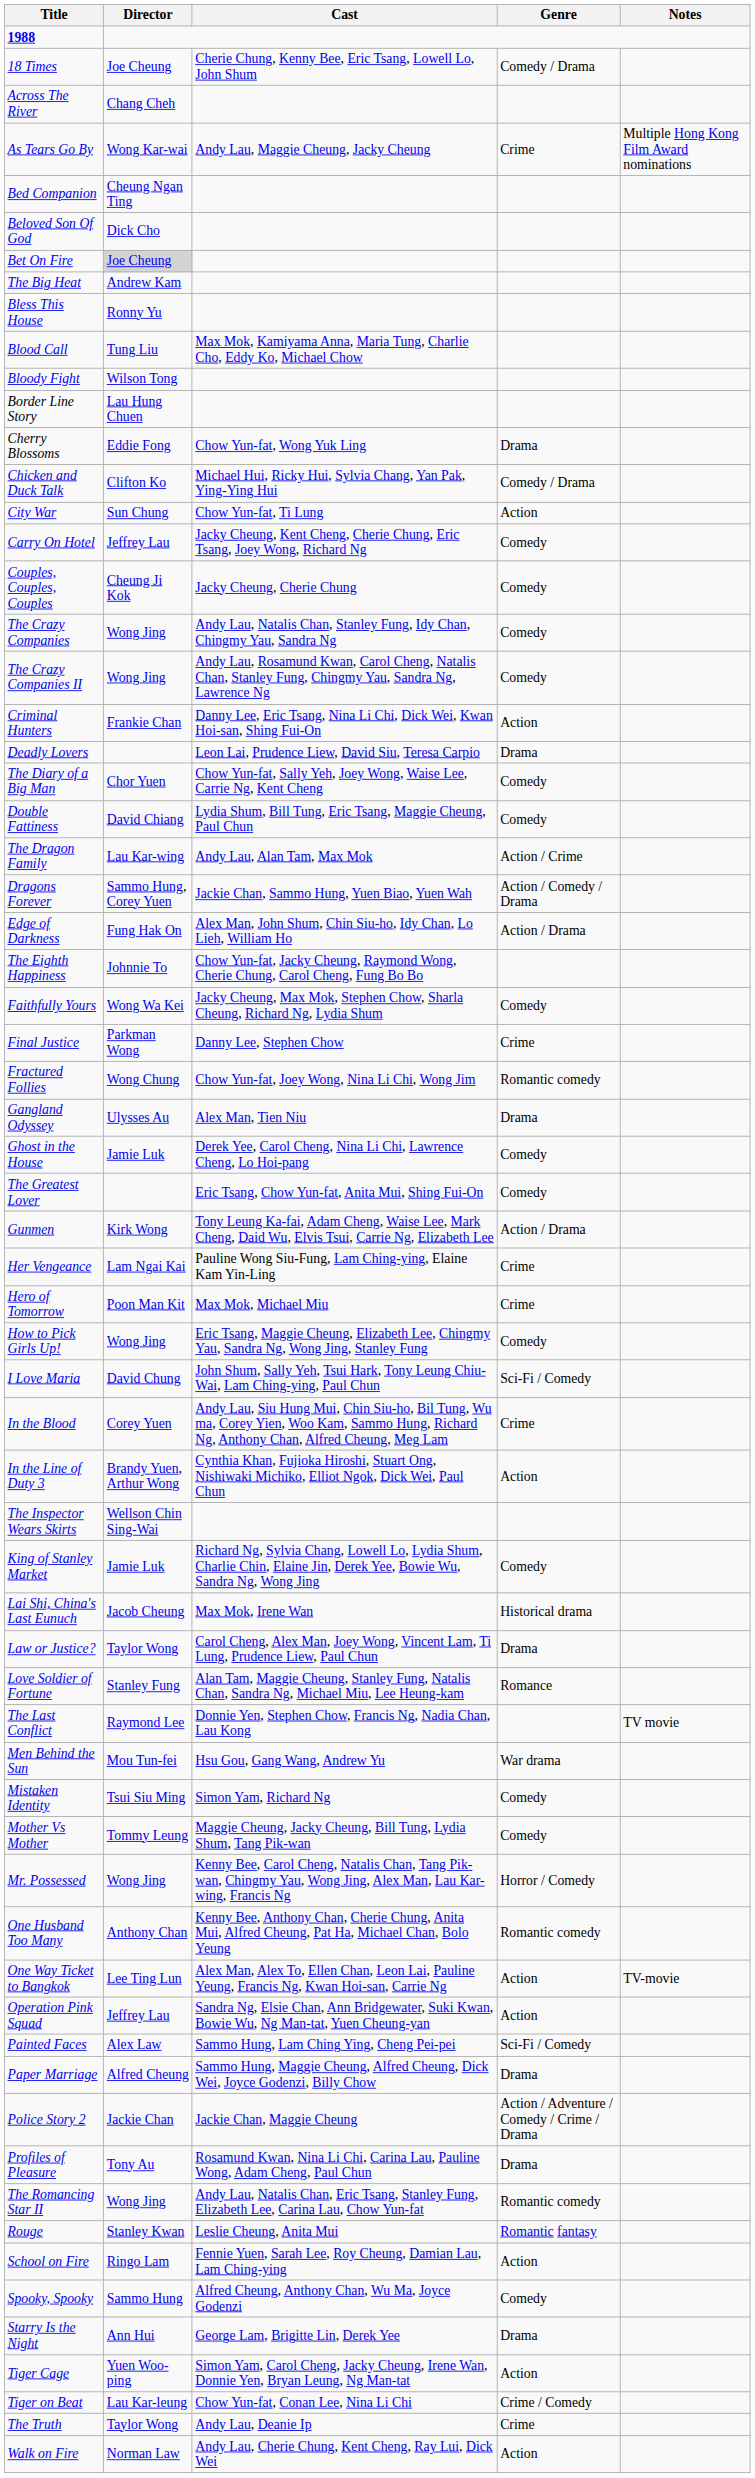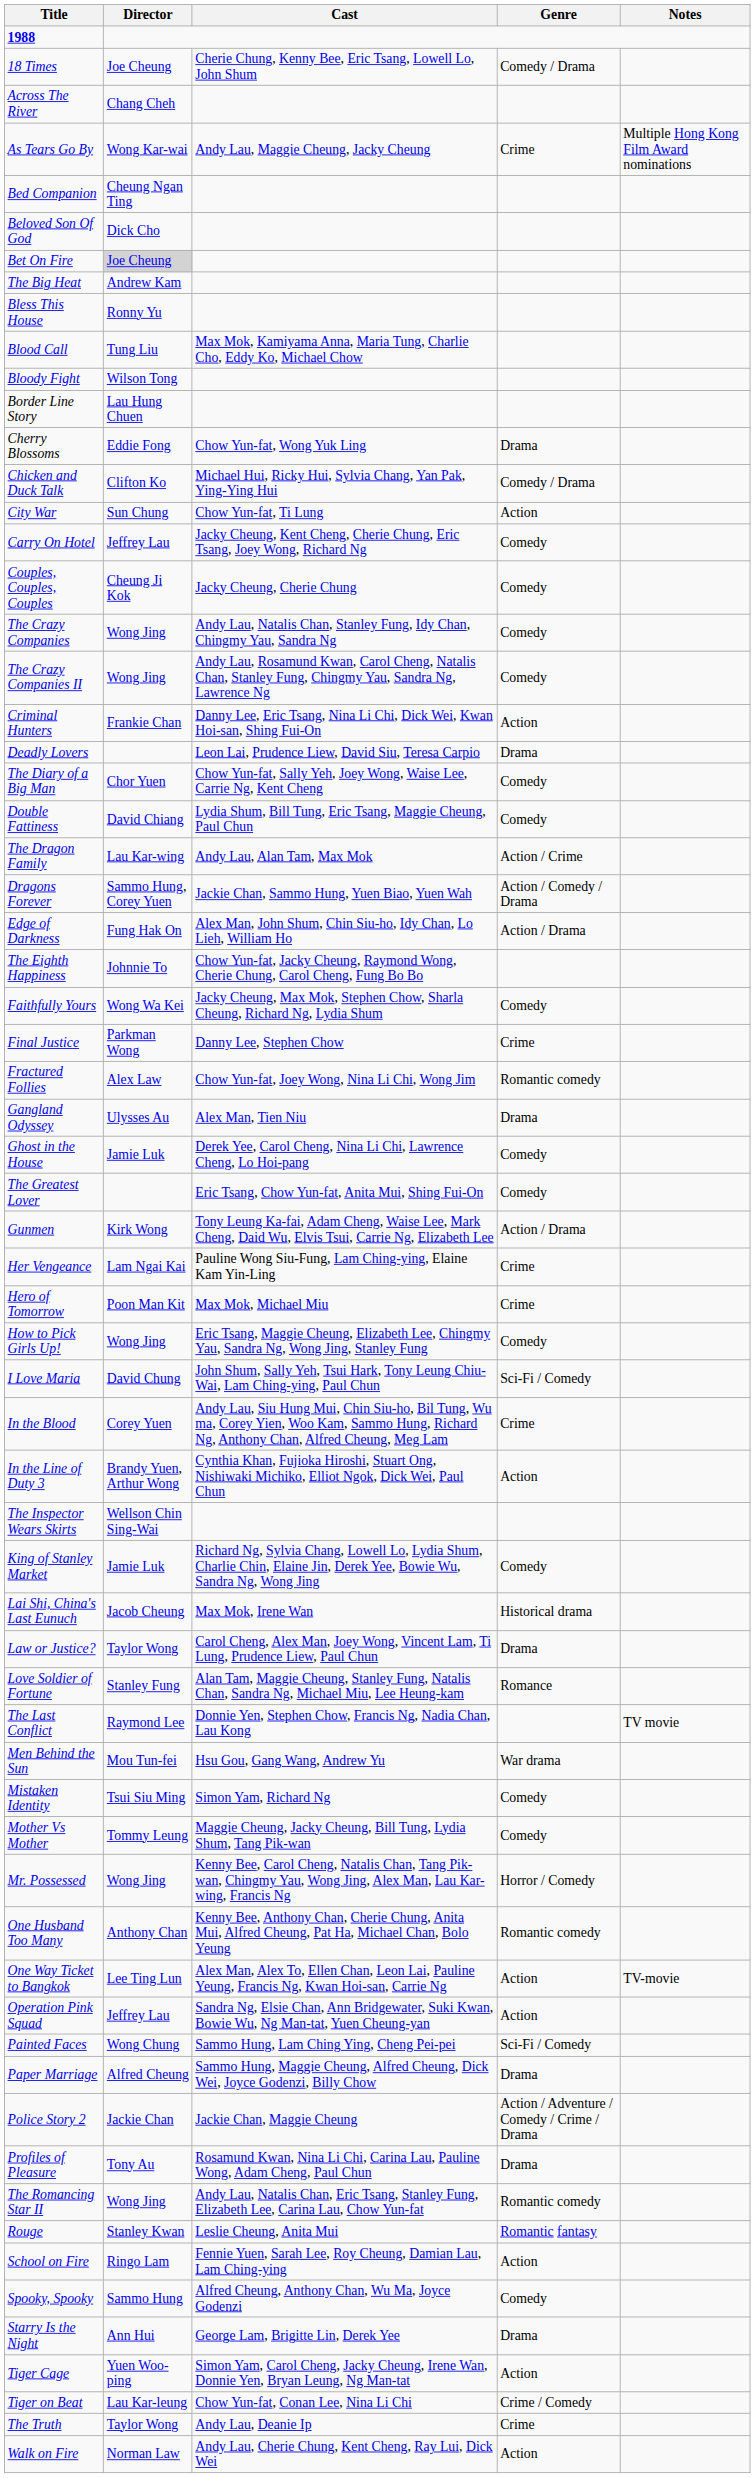(143, 1080) Wong Chung -> (134, 1080) Alex Law
(134, 2045) Alex Law -> (143, 2045) Wong Chung
